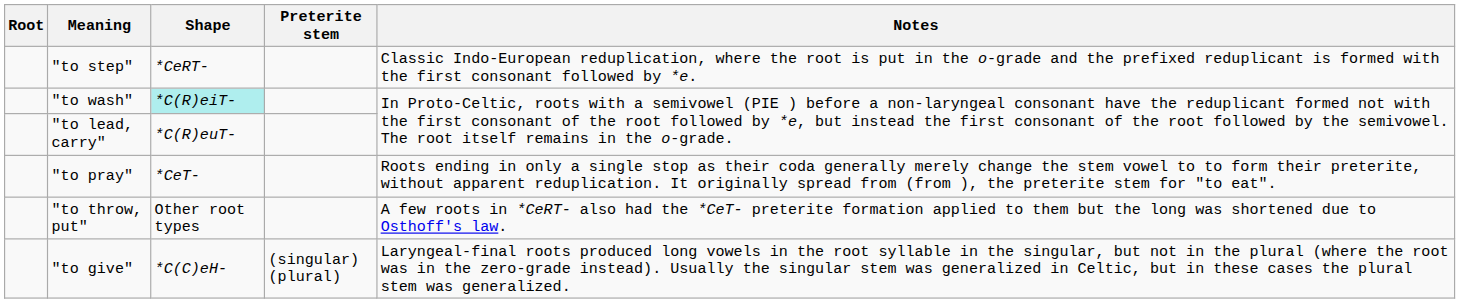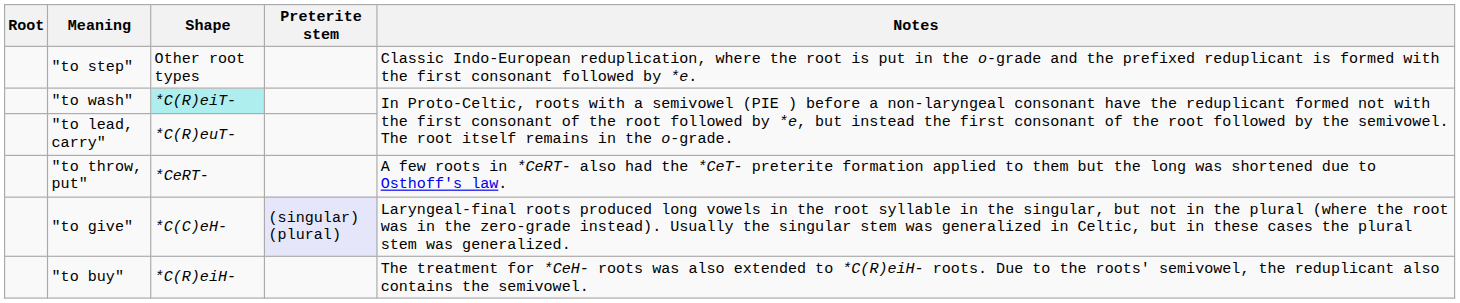(182, 68) *CeRT- -> (200, 68) Other root types
- row: (92, 176)
(200, 218) Other root types -> (182, 176) *CeRT-
(314, 269) no background -> (314, 227) lavender background
+ row: (88, 277)
